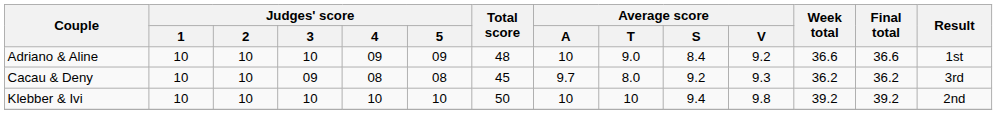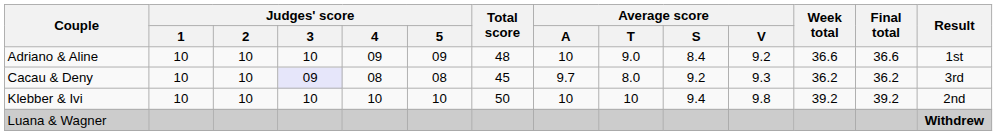(310, 78) no background -> (310, 78) lavender background
+ row: (57, 120)
